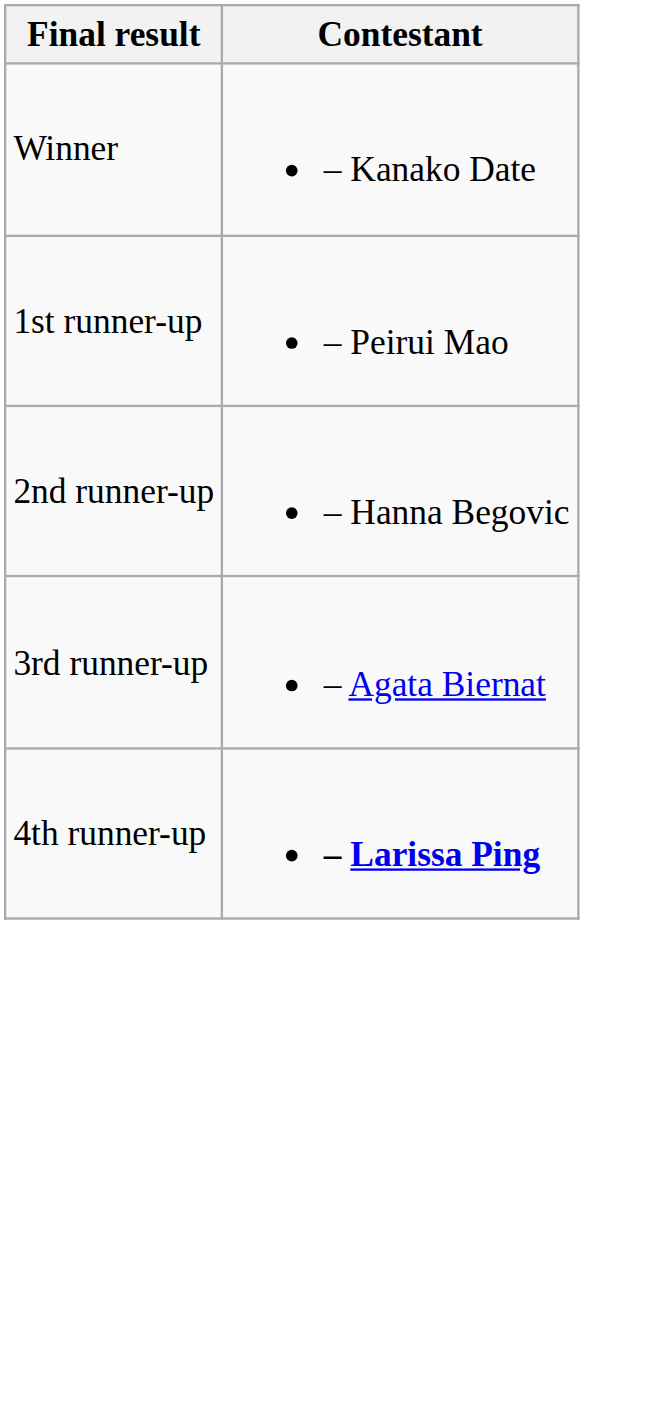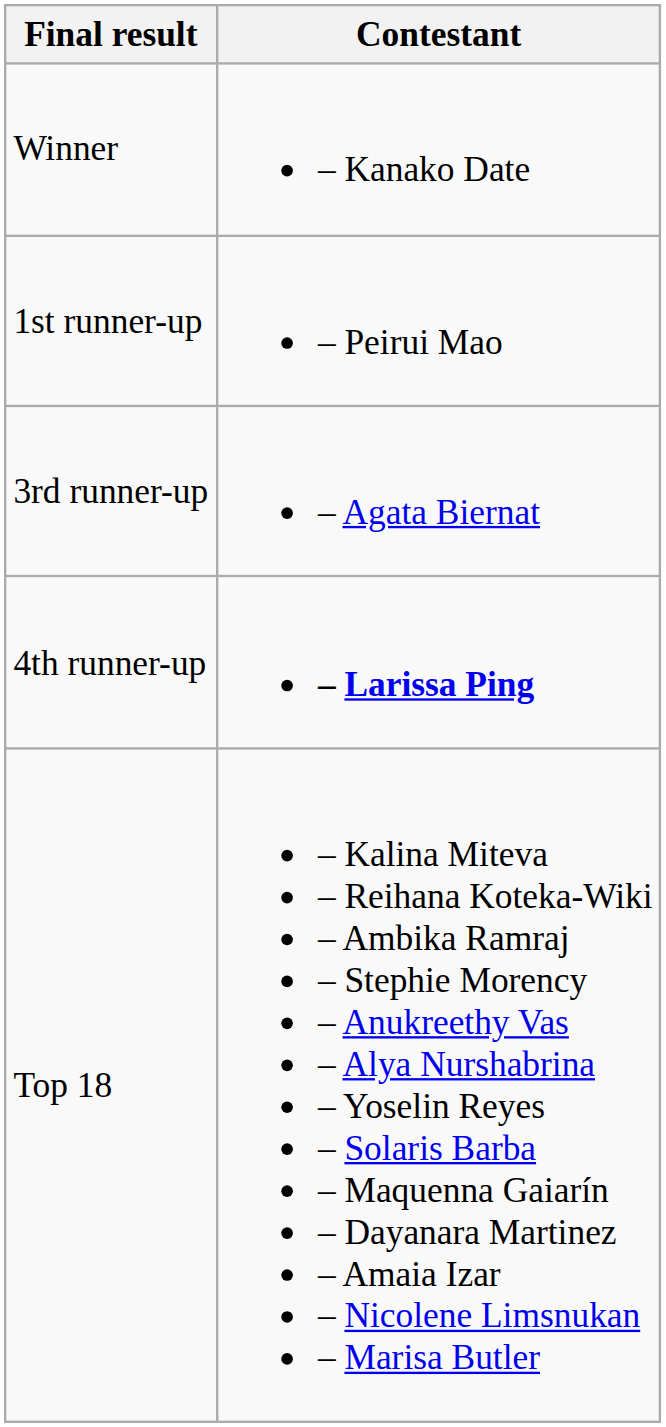- row: (114, 490)
+ row: (63, 1084)
